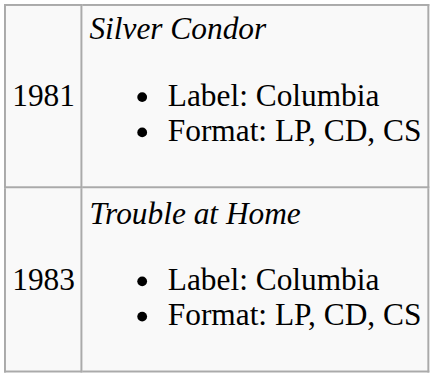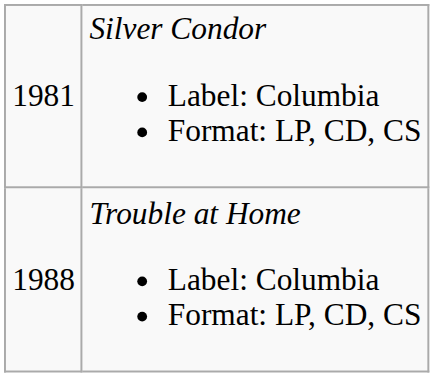(44, 279) 1983 -> (44, 279) 1988
